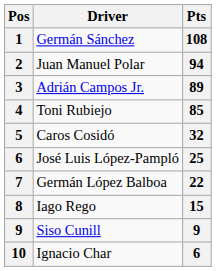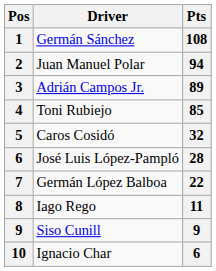(196, 158) 25 -> (196, 158) 28
(196, 206) 15 -> (196, 206) 11
